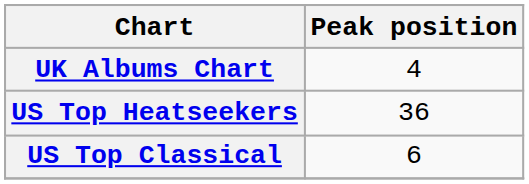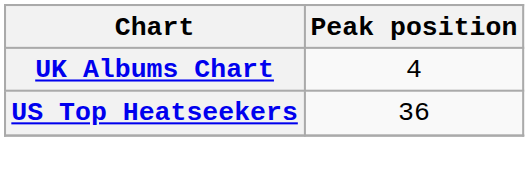- row: (155, 156)
